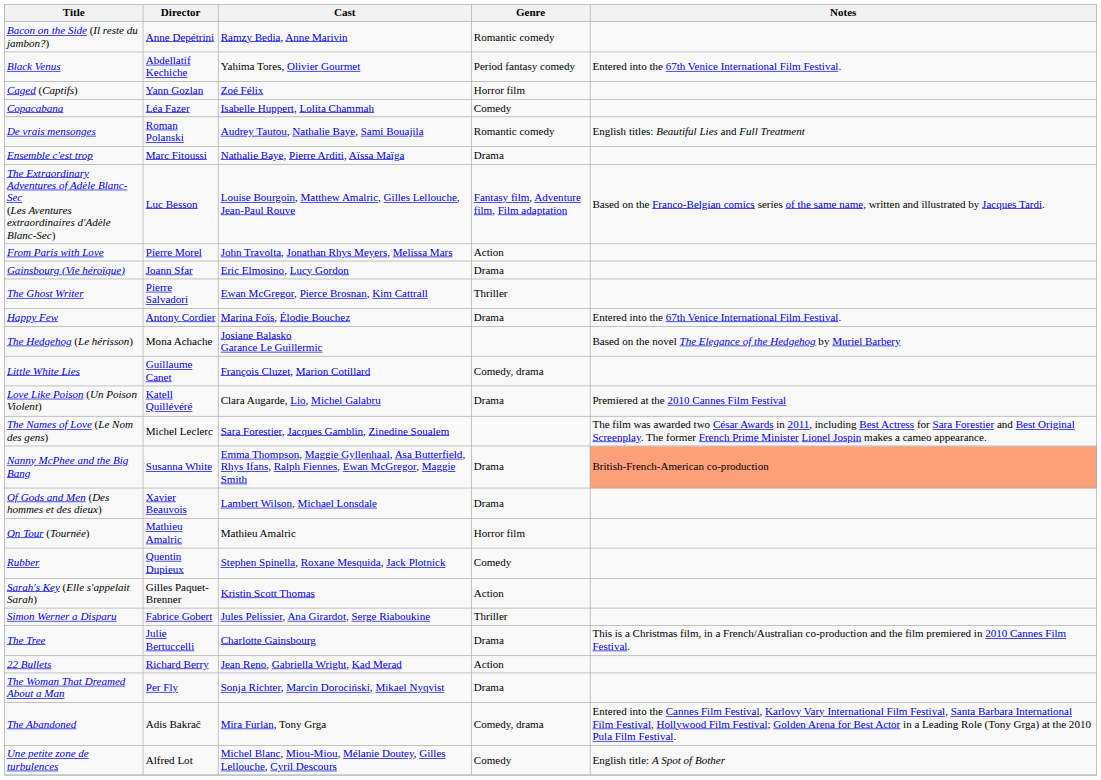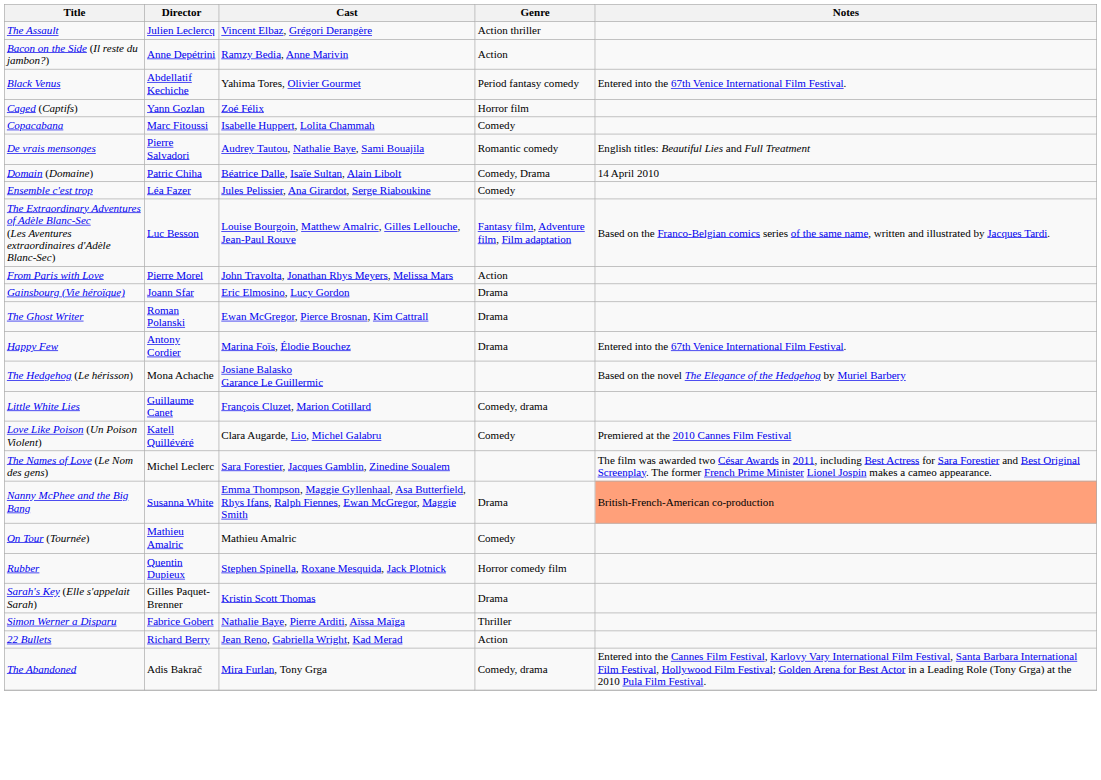+ row: (33, 30)
(514, 36) Romantic comedy -> (493, 54) Action
(168, 108) Léa Fazer -> (178, 125) Marc Fitoussi
(165, 131) Roman Polanski -> (168, 149) Pierre Salvadori
+ row: (50, 173)
(176, 155) Marc Fitoussi -> (169, 190) Léa Fazer
(313, 155) Nathalie Baye, Pierre Arditi, Aïssa Maïga -> (326, 190) Jules Pelissier, Ana Girardot, Serge Riaboukine
(489, 155) Drama -> (496, 190) Comedy
(167, 293) Pierre Salvadori -> (166, 316) Roman Polanski
(491, 293) Thriller -> (493, 316) Drama
(489, 401) Drama -> (496, 436) Comedy
- row: (58, 503)
(499, 533) Horror film -> (496, 538) Comedy
(492, 563) Comedy -> (522, 568) Horror comedy film
(489, 593) Action -> (493, 598) Drama
(325, 616) Jules Pelissier, Ana Girardot, Serge Riaboukine -> (313, 622) Nathalie Baye, Pierre Arditi, Aïssa Maïga
- row: (26, 640)
- row: (66, 688)
- row: (48, 760)
